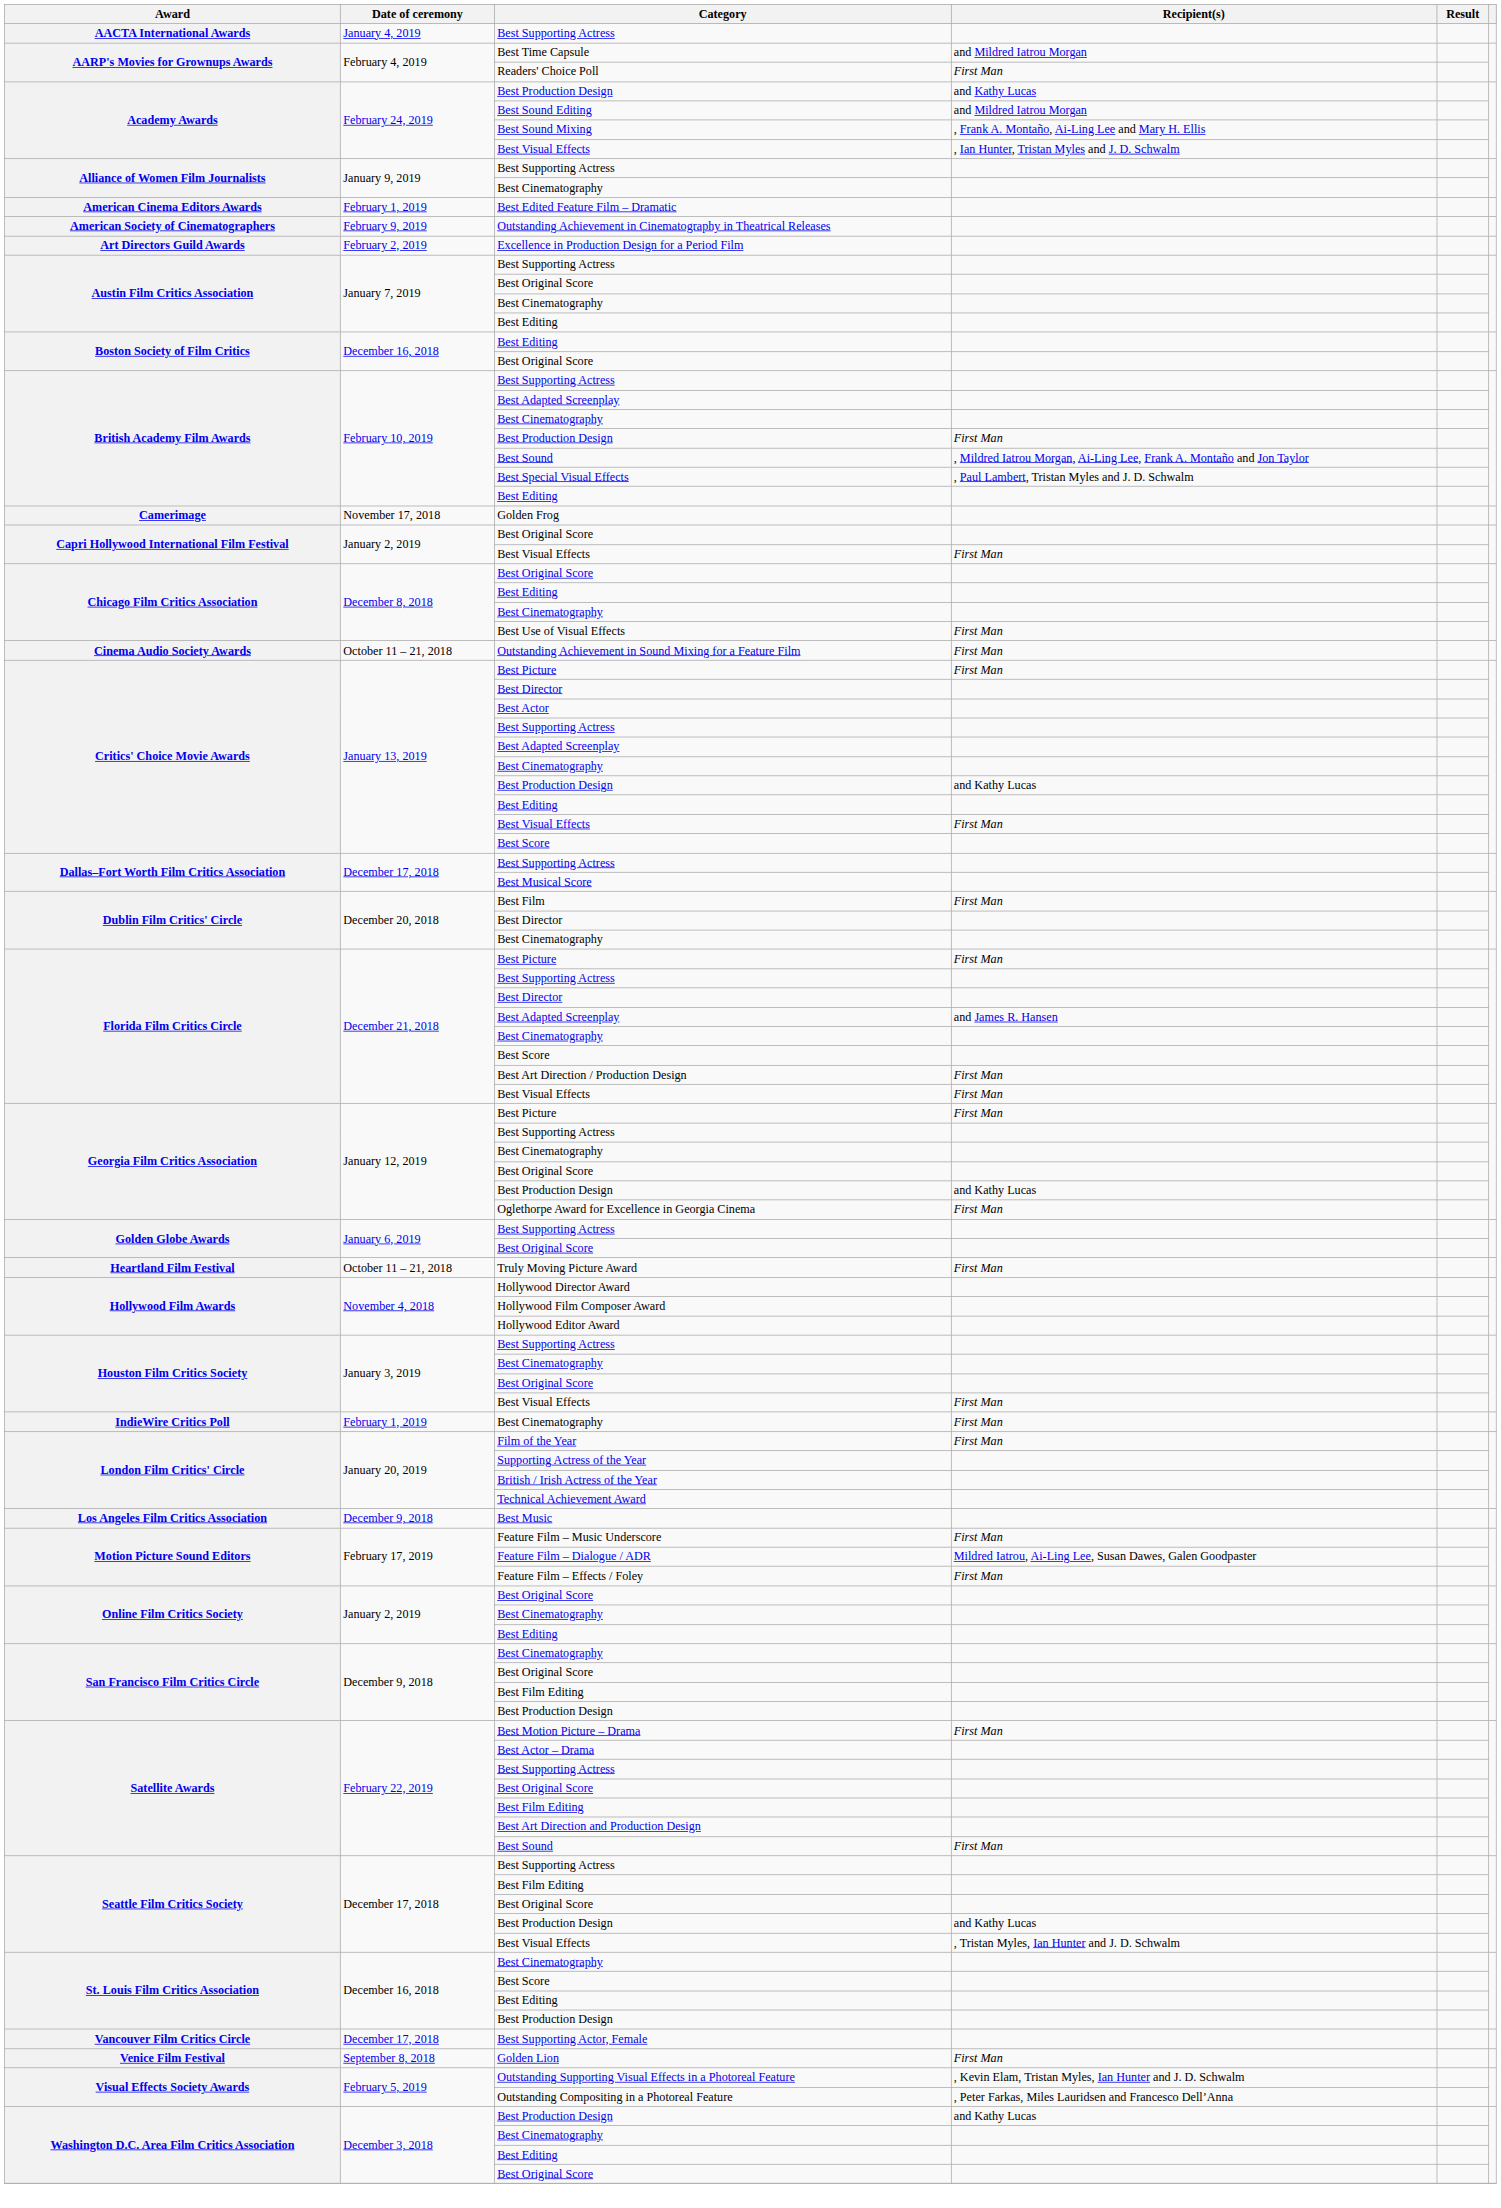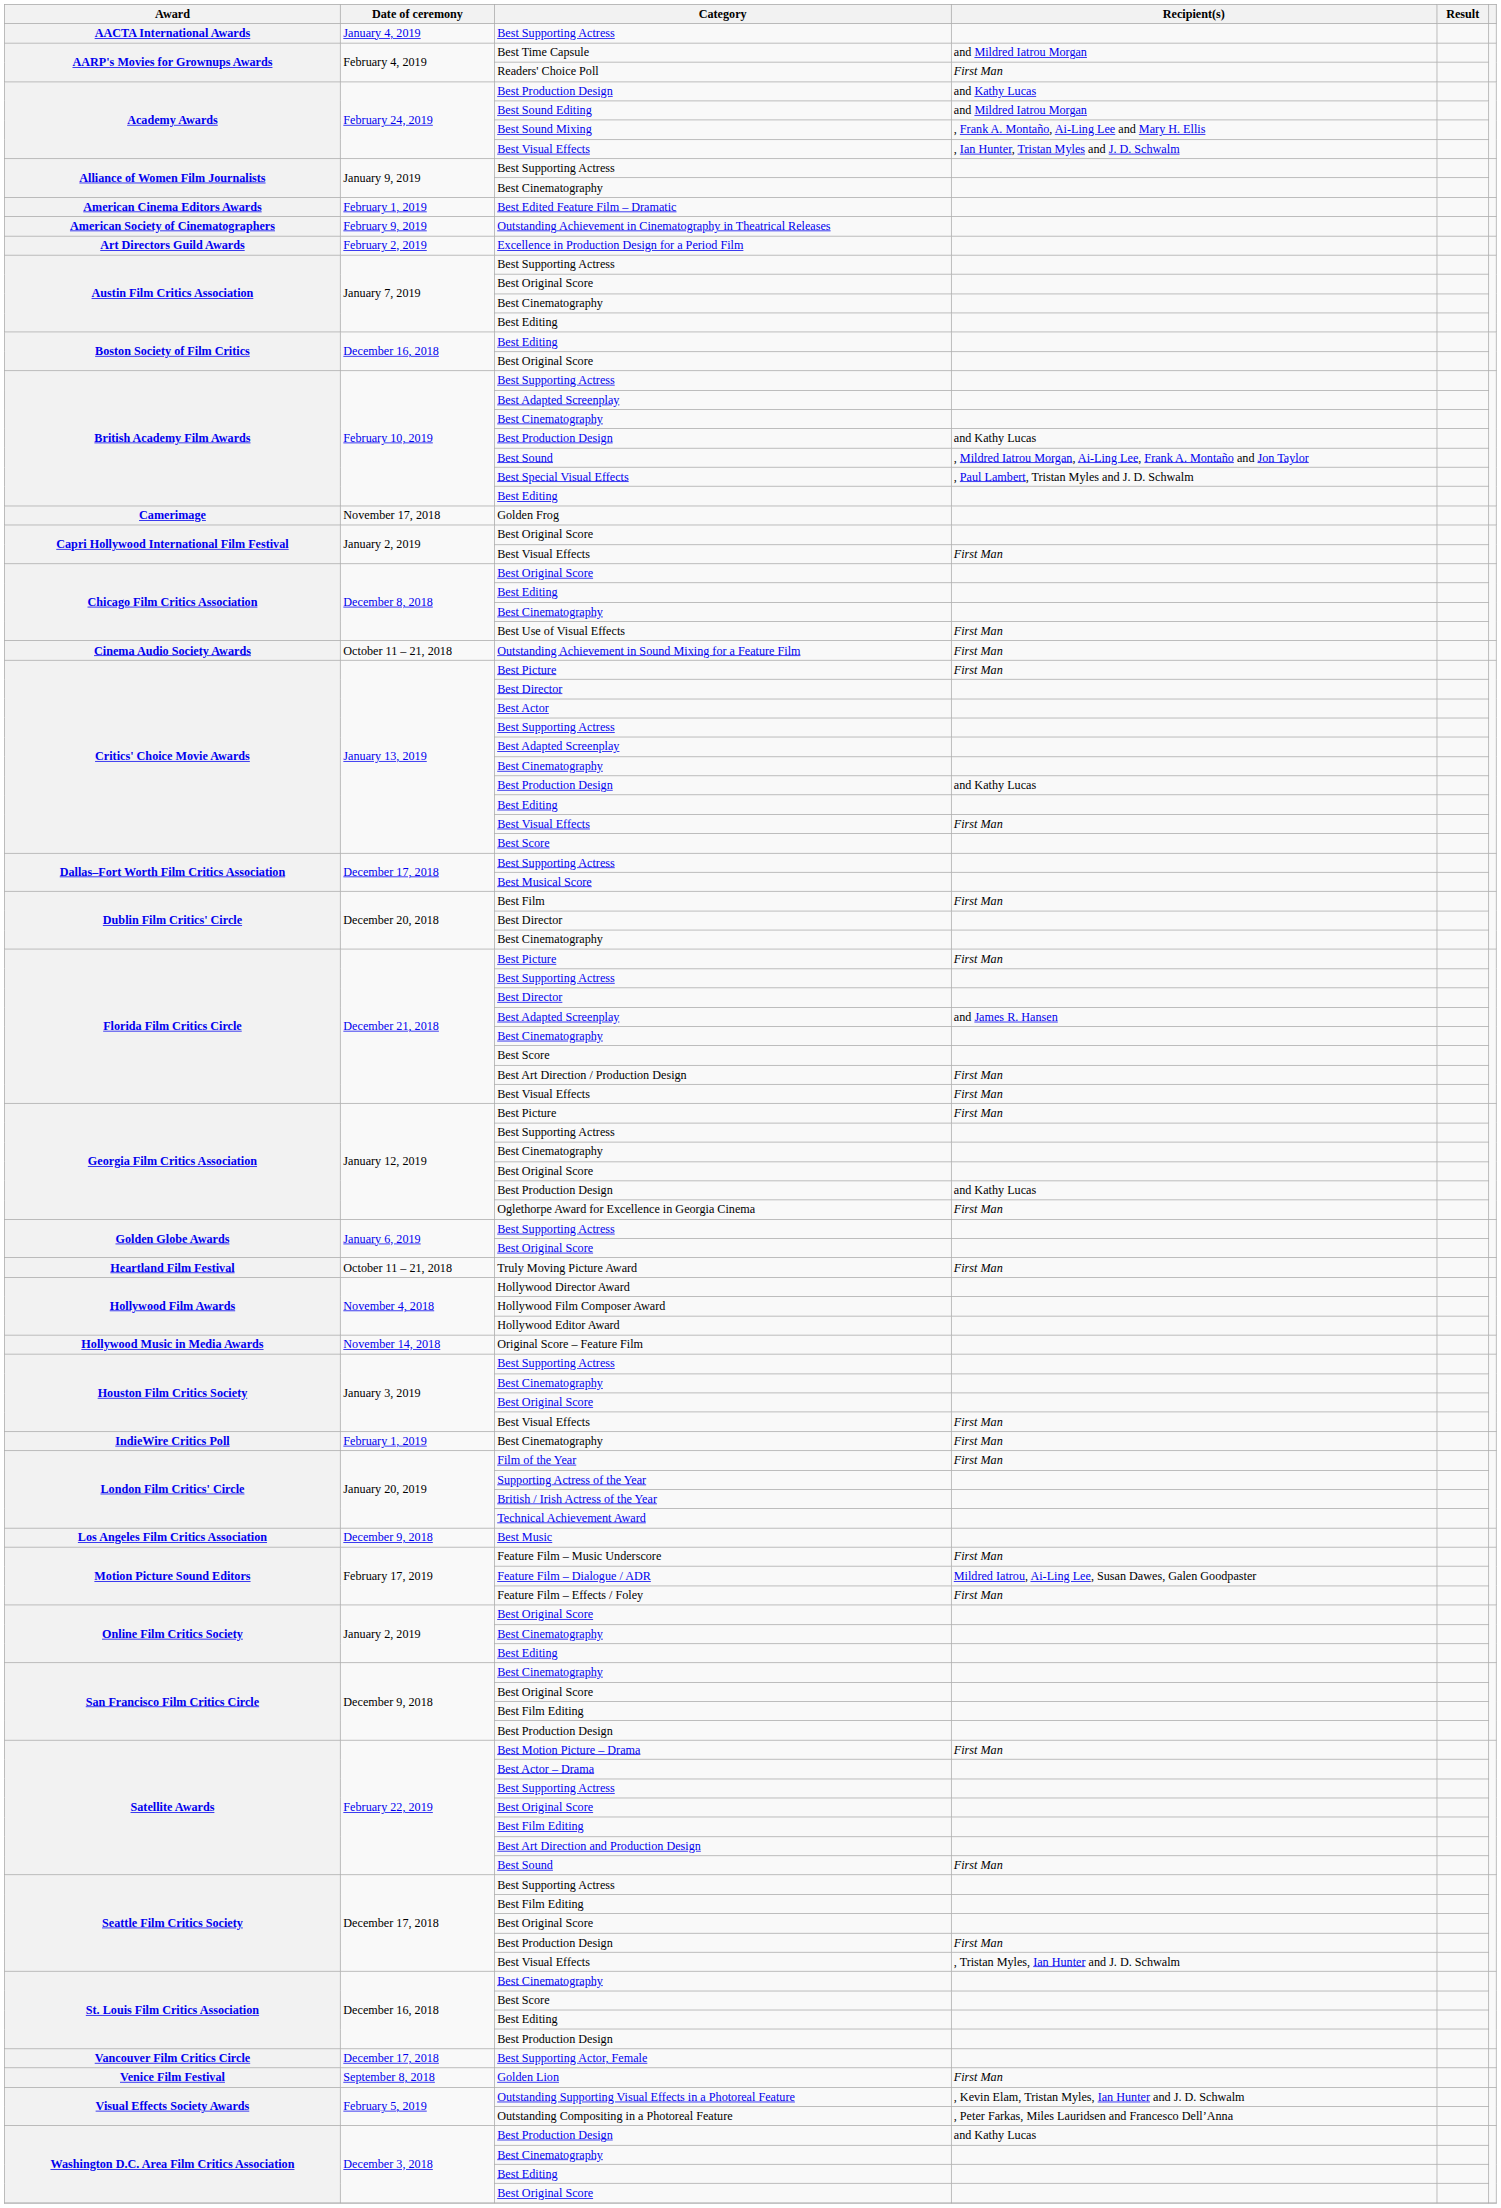(978, 438) First Man -> (995, 438) and Kathy Lucas
+ row: (172, 1344)
(995, 1923) and Kathy Lucas -> (978, 1942) First Man
